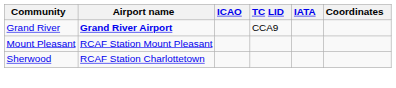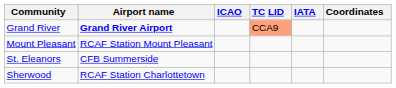(265, 28) no background -> (265, 28) lightsalmon background
+ row: (34, 59)
